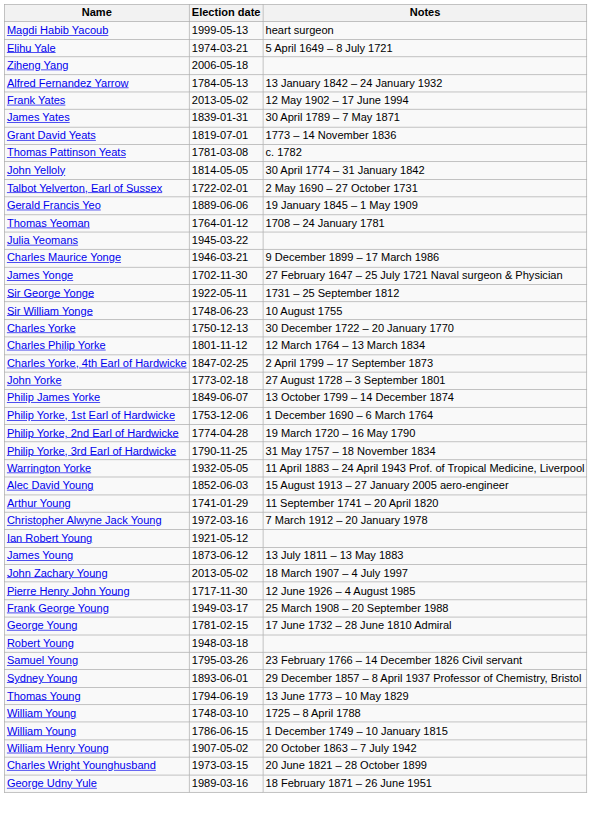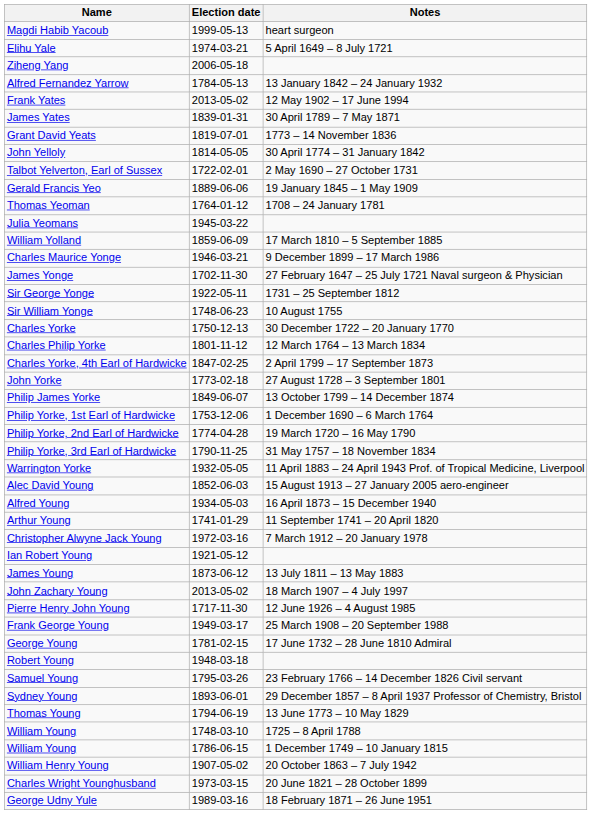- row: (66, 153)
+ row: (44, 240)
+ row: (38, 503)
